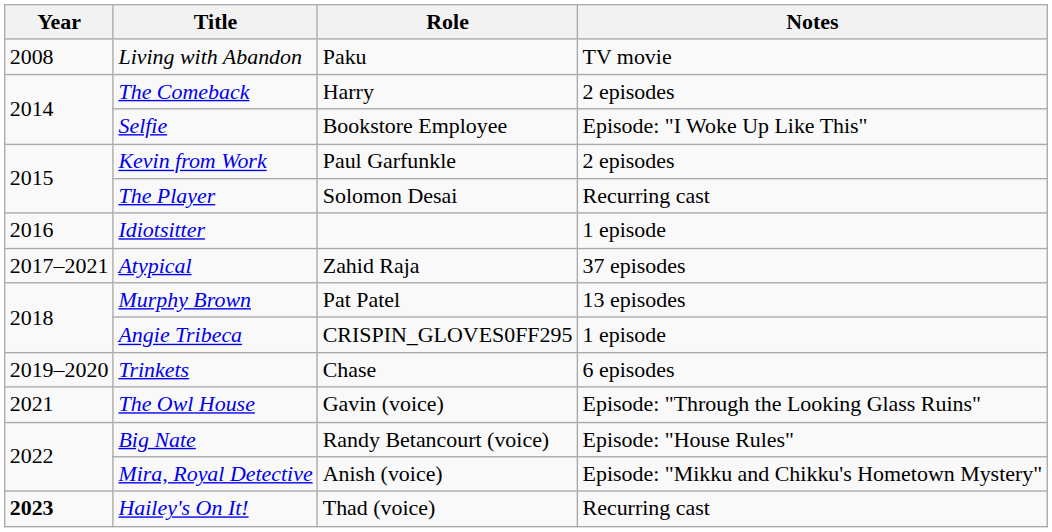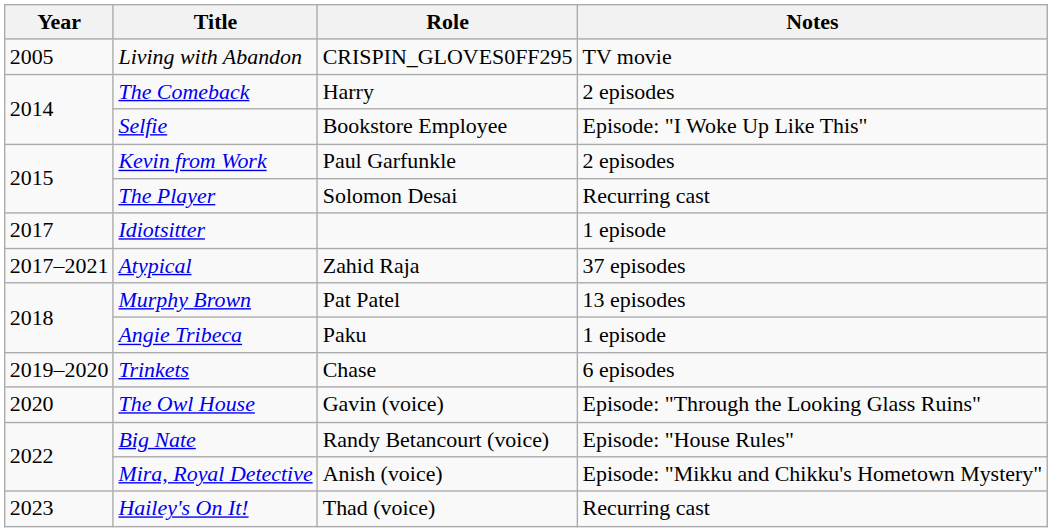(32, 56) 2008 -> (32, 56) 2005
(345, 56) Paku -> (448, 56) CRISPIN_GLOVES0FF295
(32, 230) 2016 -> (32, 230) 2017
(448, 334) CRISPIN_GLOVES0FF295 -> (345, 334) Paku
(32, 404) 2021 -> (32, 404) 2020
(32, 508) bold -> (32, 508) normal
